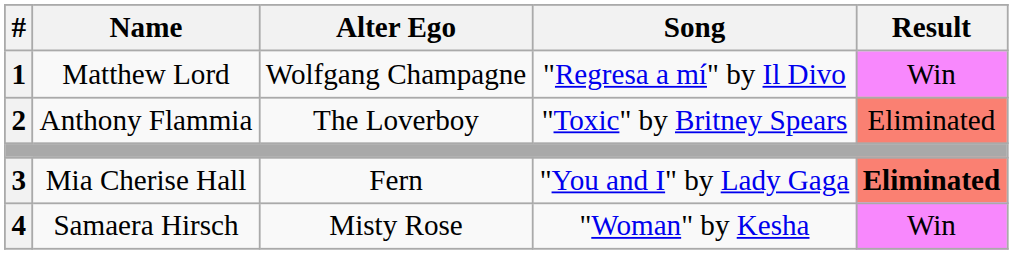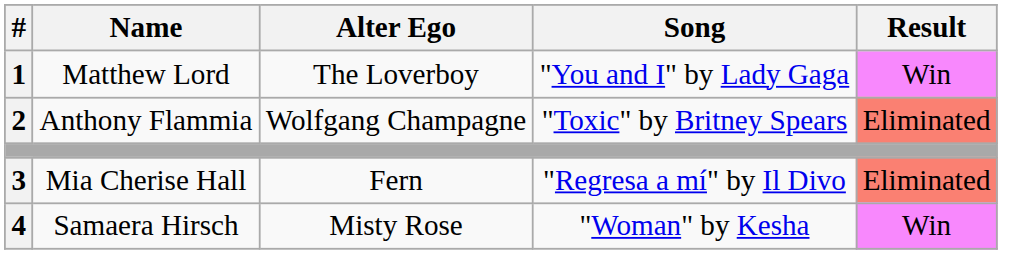(396, 73) Wolfgang Champagne -> (396, 73) The Loverboy
(694, 73) "Regresa a mí" by Il Divo -> (694, 73) "You and I" by Lady Gaga
(396, 119) The Loverboy -> (396, 119) Wolfgang Champagne
(694, 179) "You and I" by Lady Gaga -> (694, 179) "Regresa a mí" by Il Divo
(931, 179) bold -> (927, 179) normal
